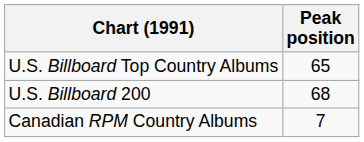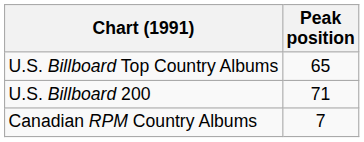(321, 94) 68 -> (321, 94) 71
